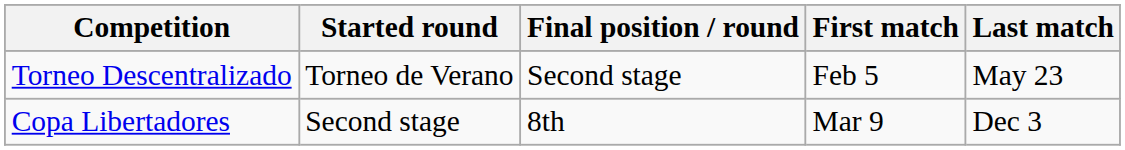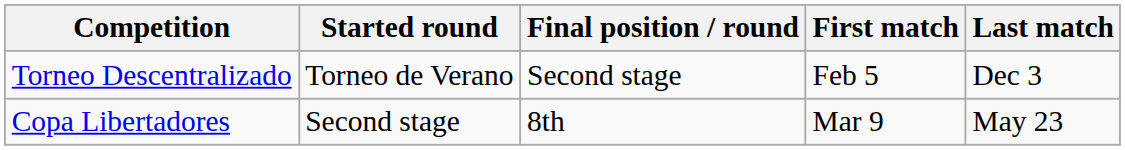(1018, 74) May 23 -> (1007, 74) Dec 3
(1007, 121) Dec 3 -> (1018, 121) May 23
